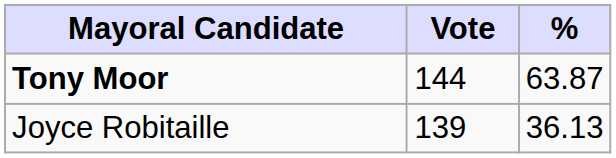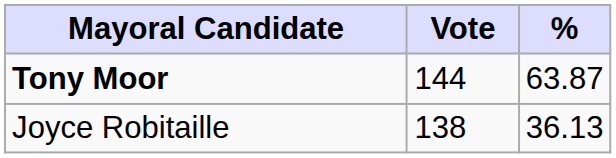(440, 127) 139 -> (440, 127) 138
